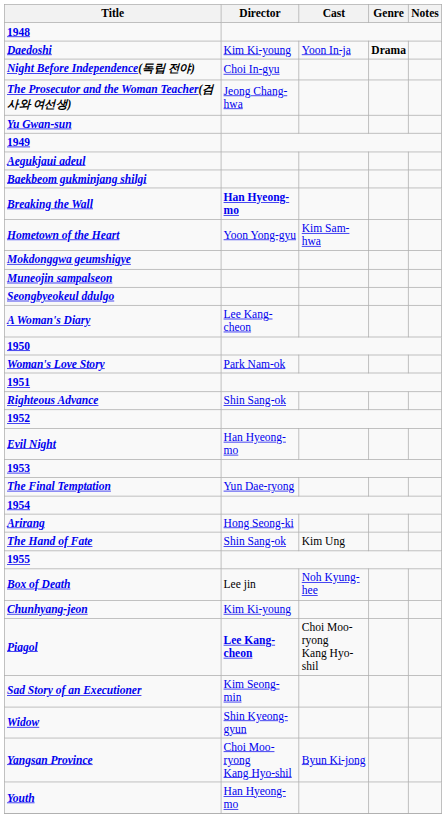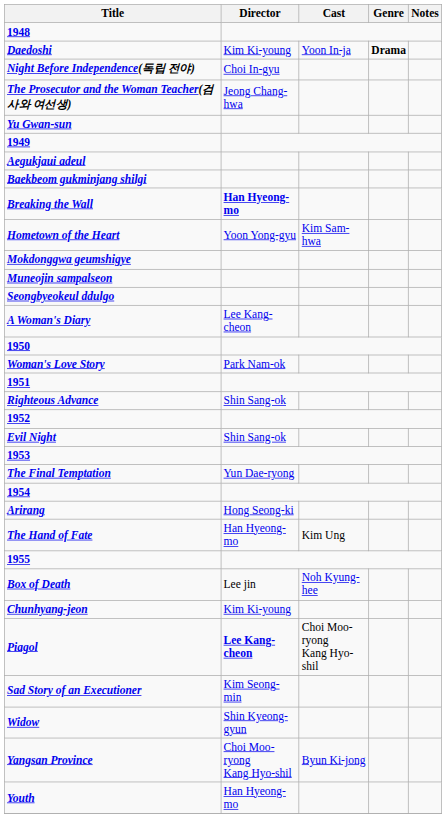(255, 443) Han Hyeong-mo -> (255, 437) Shin Sang-ok
(255, 541) Shin Sang-ok -> (255, 535) Han Hyeong-mo
